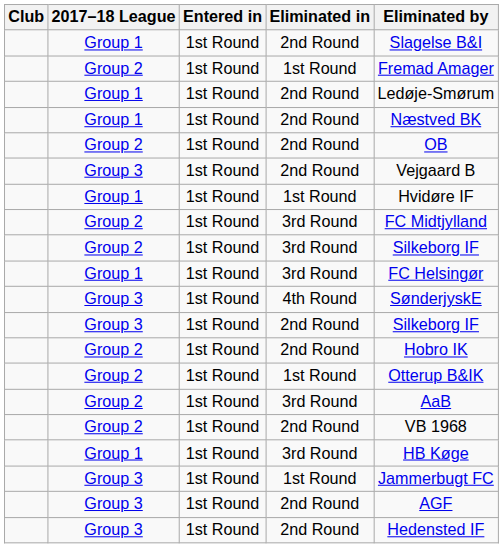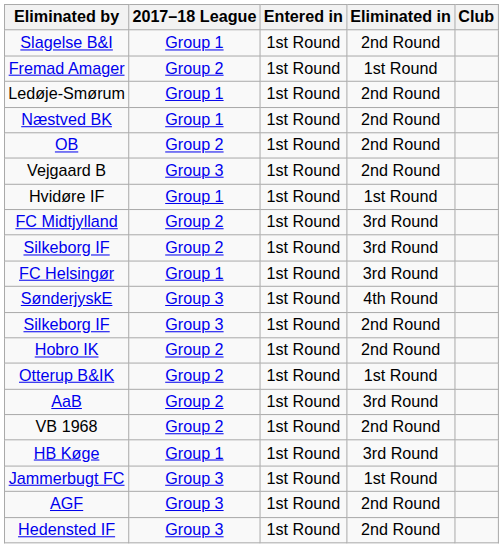columns swapped: (26, 17) <-> (436, 17)
